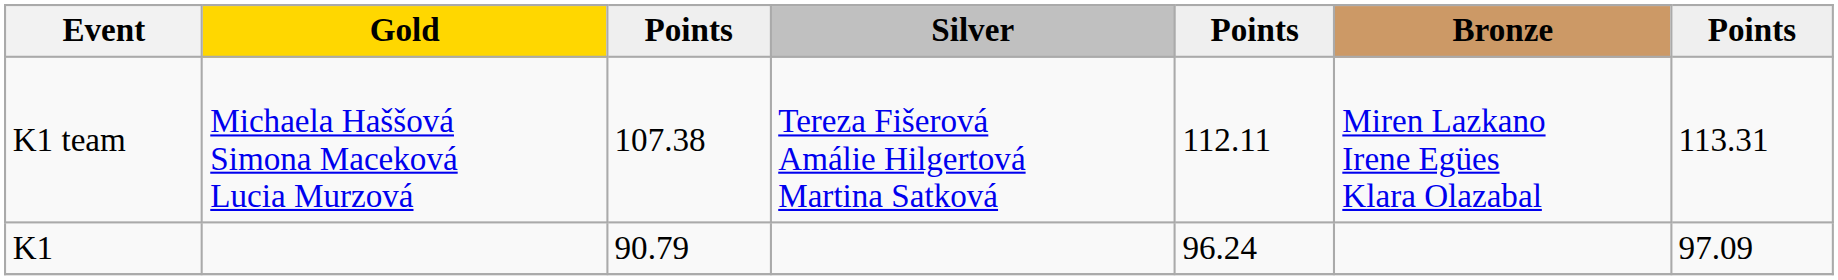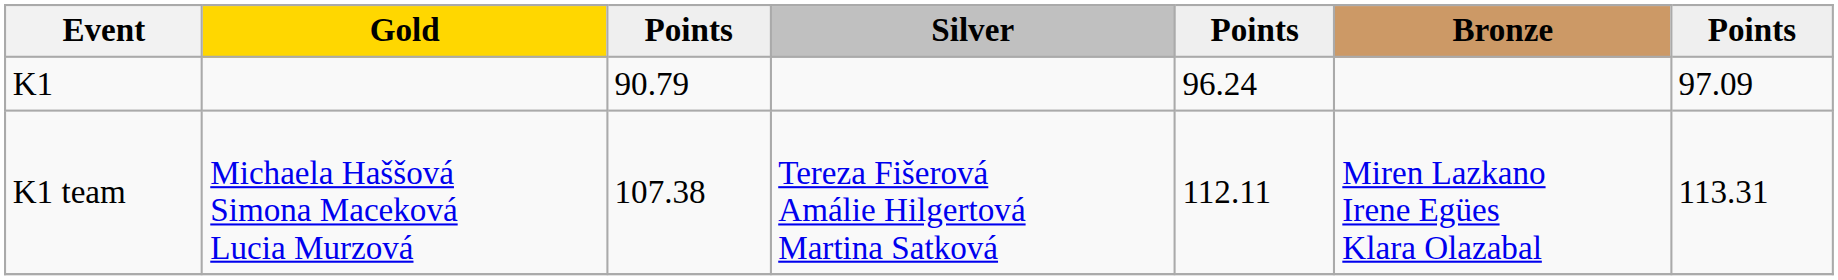rows swapped: (33, 247) <-> (69, 139)
